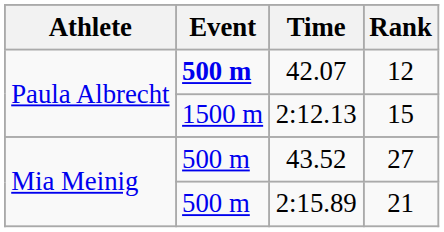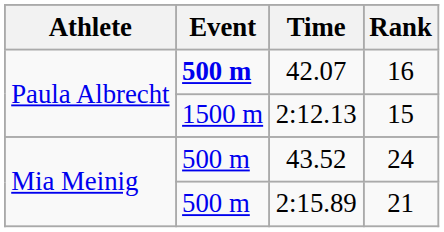(401, 71) 12 -> (401, 71) 16
(401, 159) 27 -> (401, 159) 24
